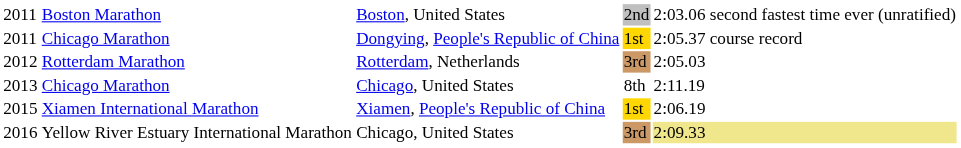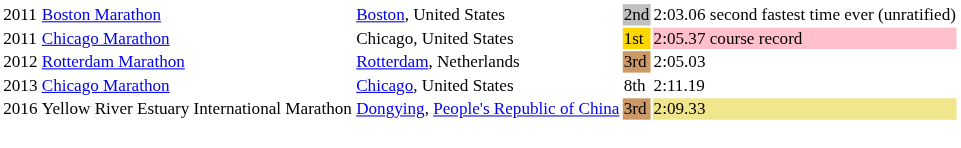(488, 38) Dongying, People's Republic of China -> (435, 38) Chicago, United States
(728, 38) no background -> (728, 38) pink background
- row: (20, 108)
(435, 132) Chicago, United States -> (488, 108) Dongying, People's Republic of China
